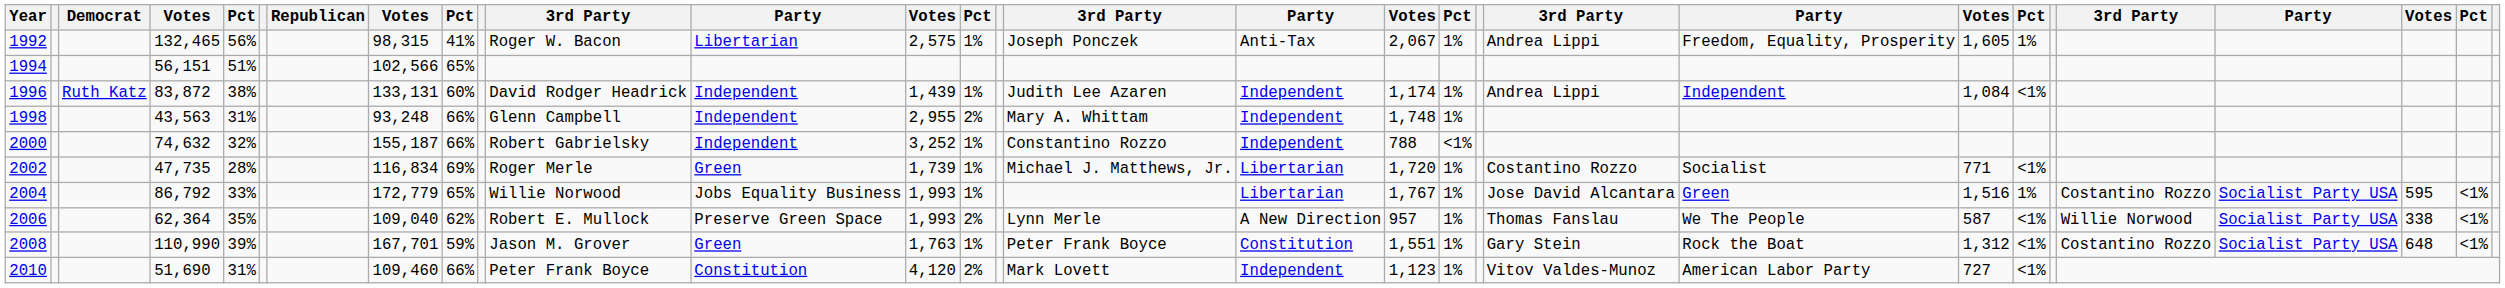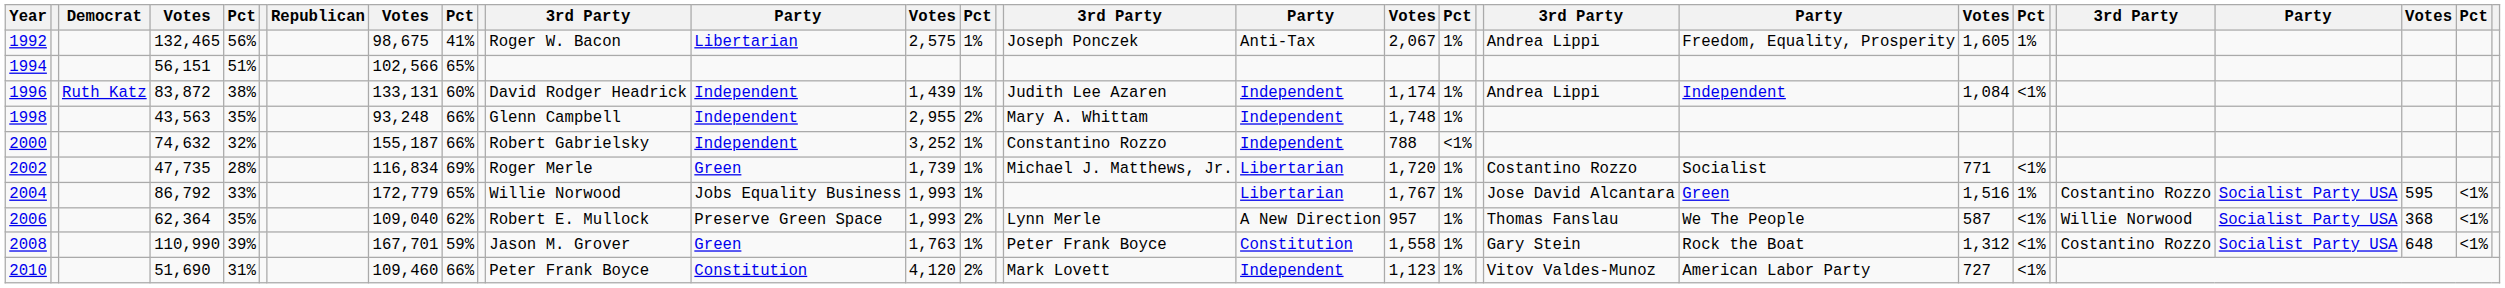(401, 43) 98,315 -> (401, 43) 98,675
(242, 119) 31% -> (242, 119) 35%
(2419, 220) 338 -> (2419, 220) 368
(1412, 245) 1,551 -> (1412, 245) 1,558
